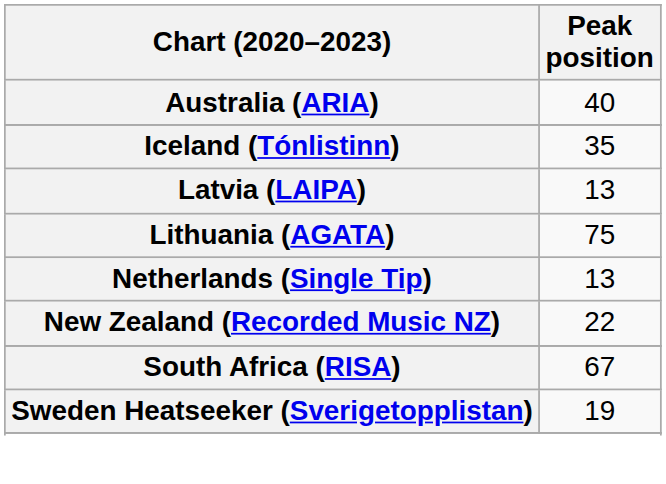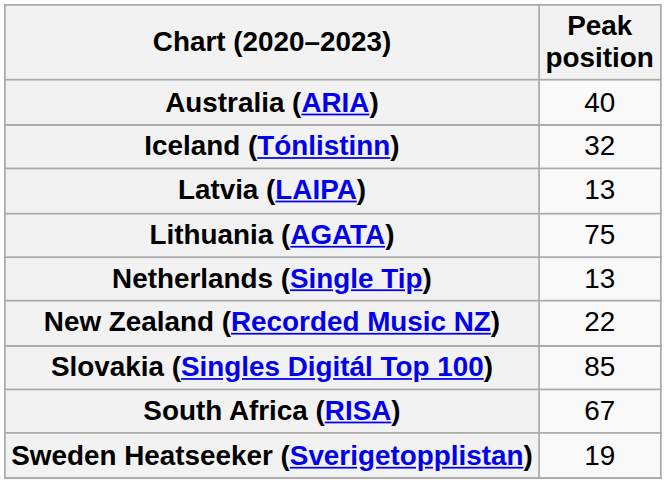(600, 146) 35 -> (600, 146) 32
+ row: (272, 366)
